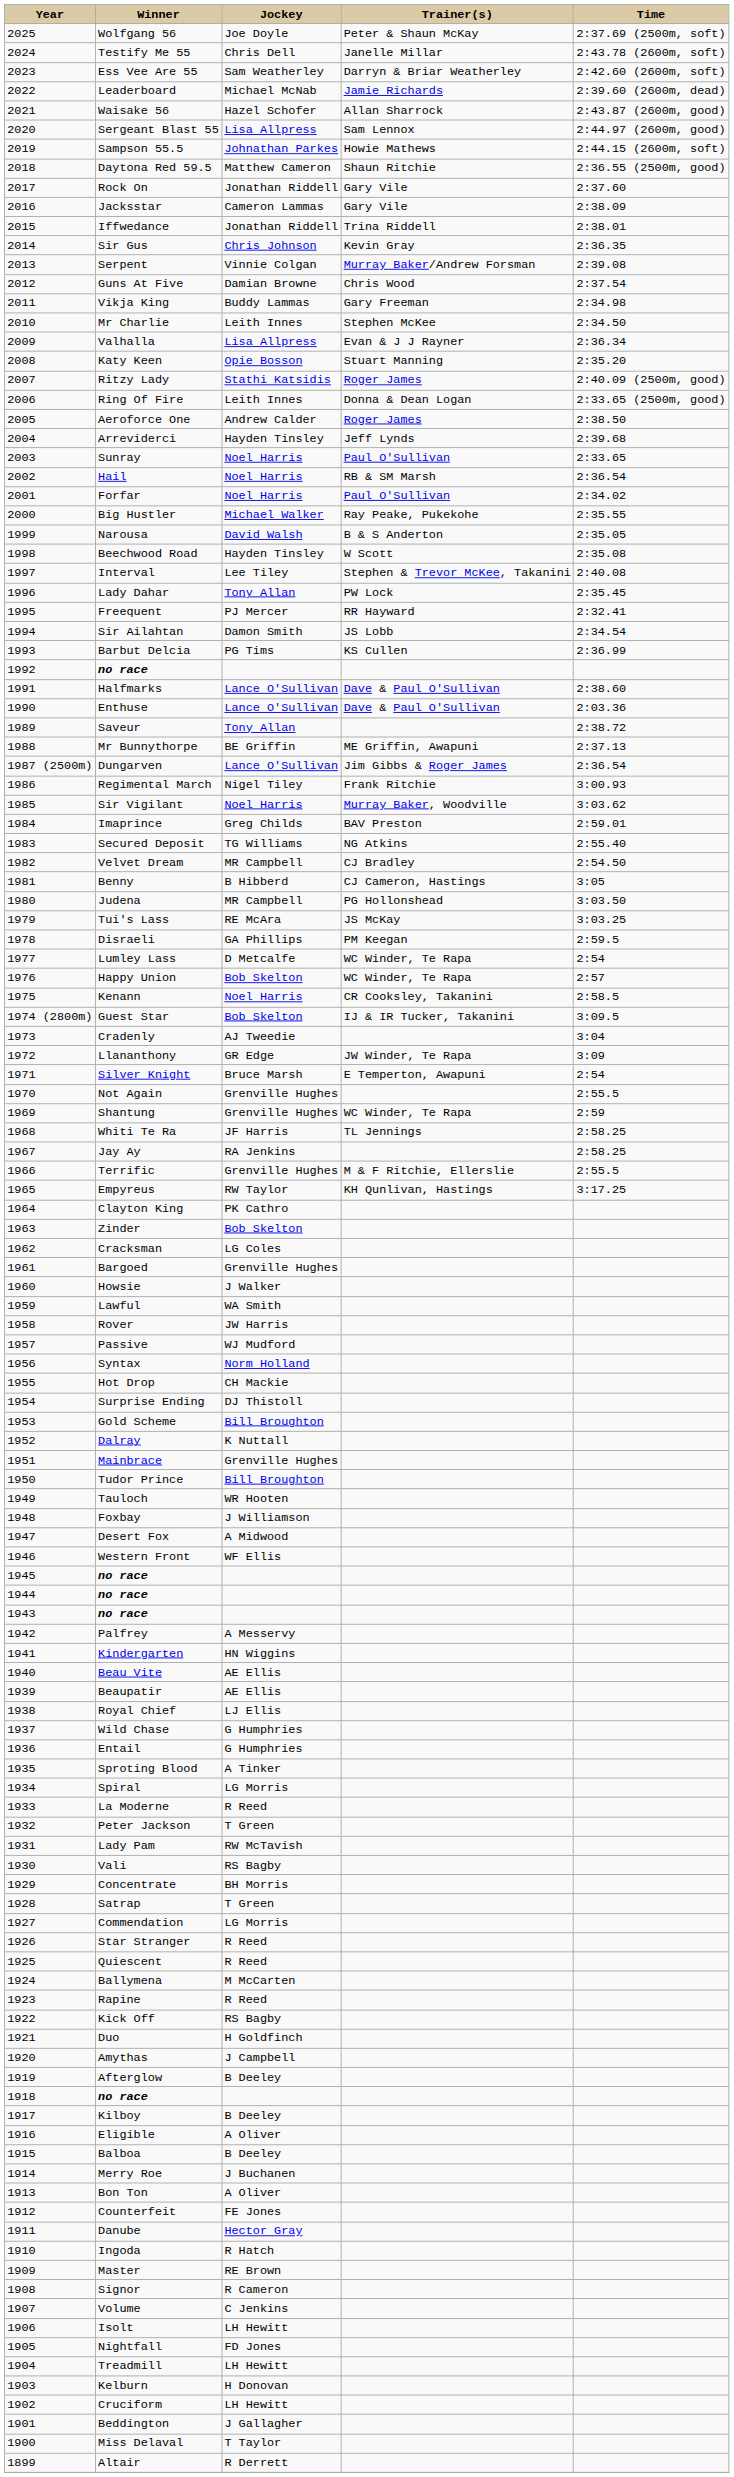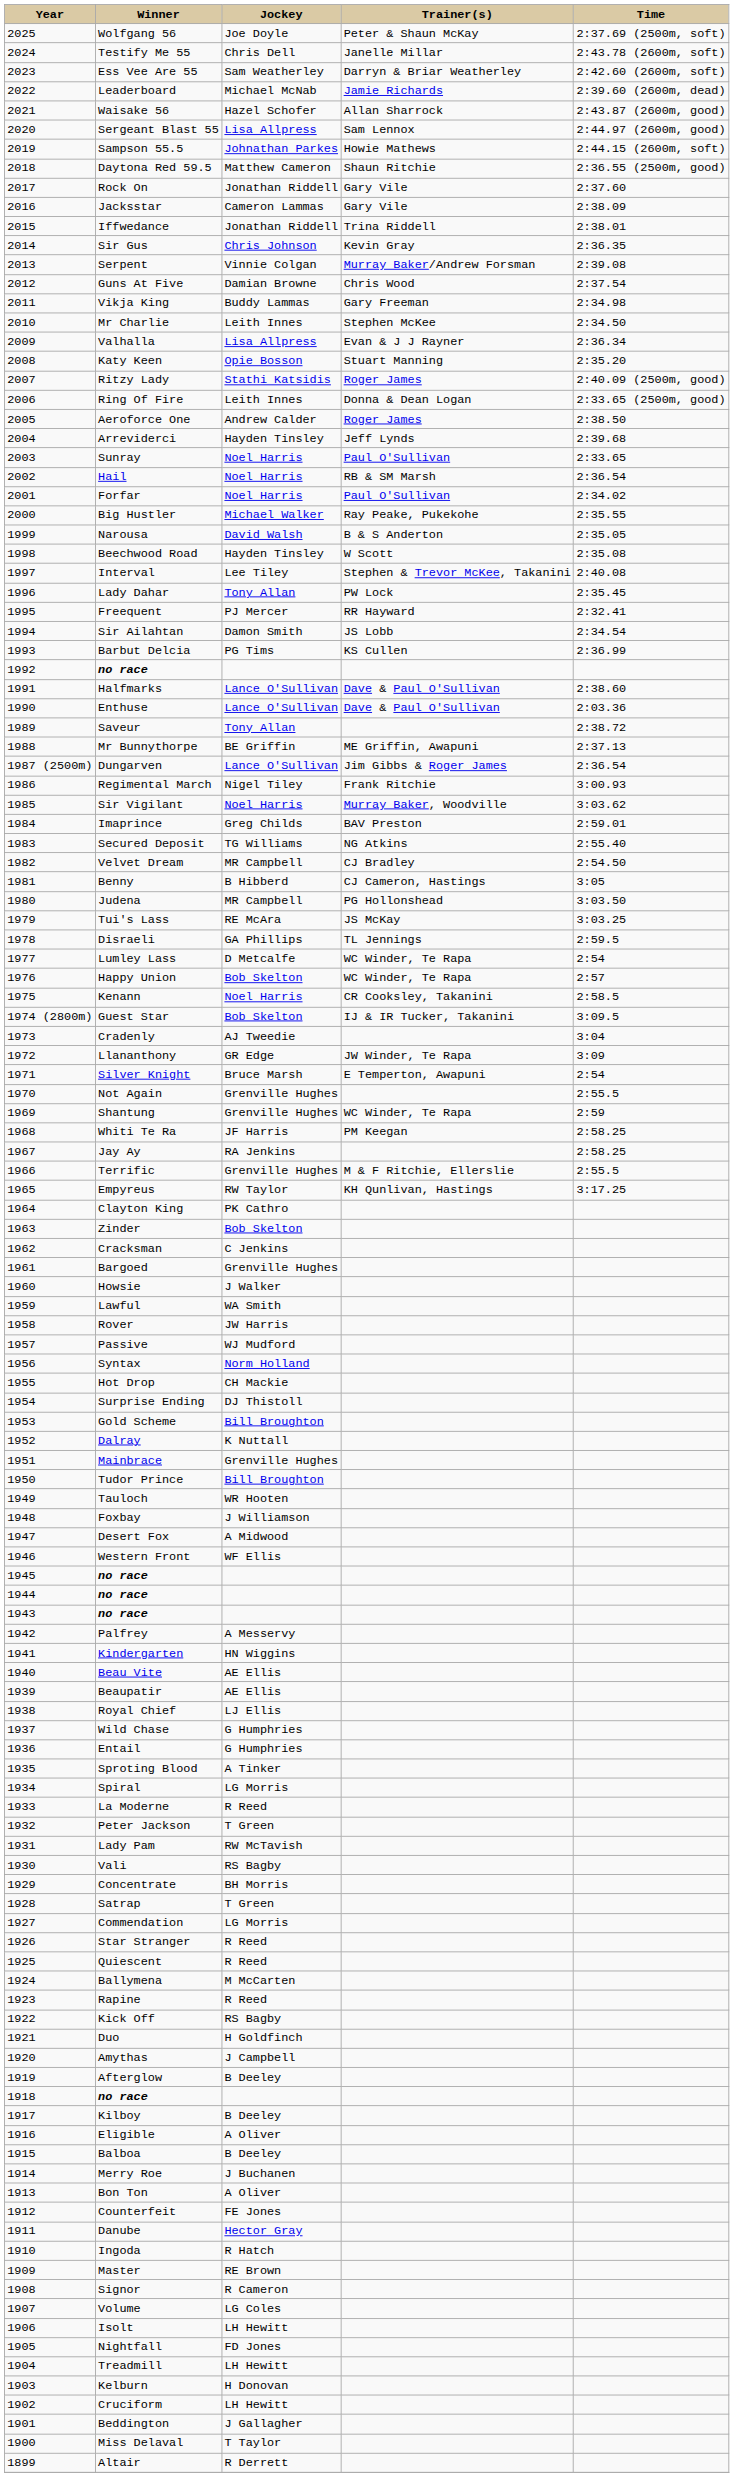(376, 940) PM Keegan -> (383, 940) TL Jennings
(383, 1132) TL Jennings -> (376, 1132) PM Keegan
(253, 1248) LG Coles -> (256, 1248) C Jenkins
(256, 2308) C Jenkins -> (253, 2308) LG Coles
